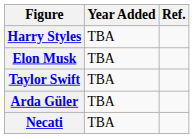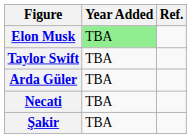- row: (44, 36)
(101, 58) no background -> (99, 36) lightgreen background
+ row: (43, 123)
